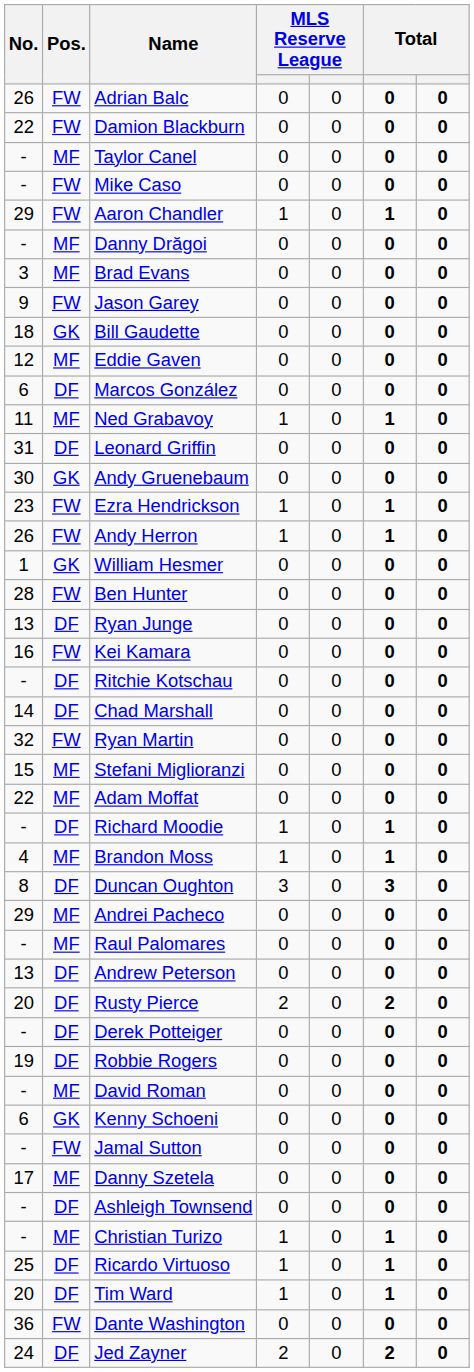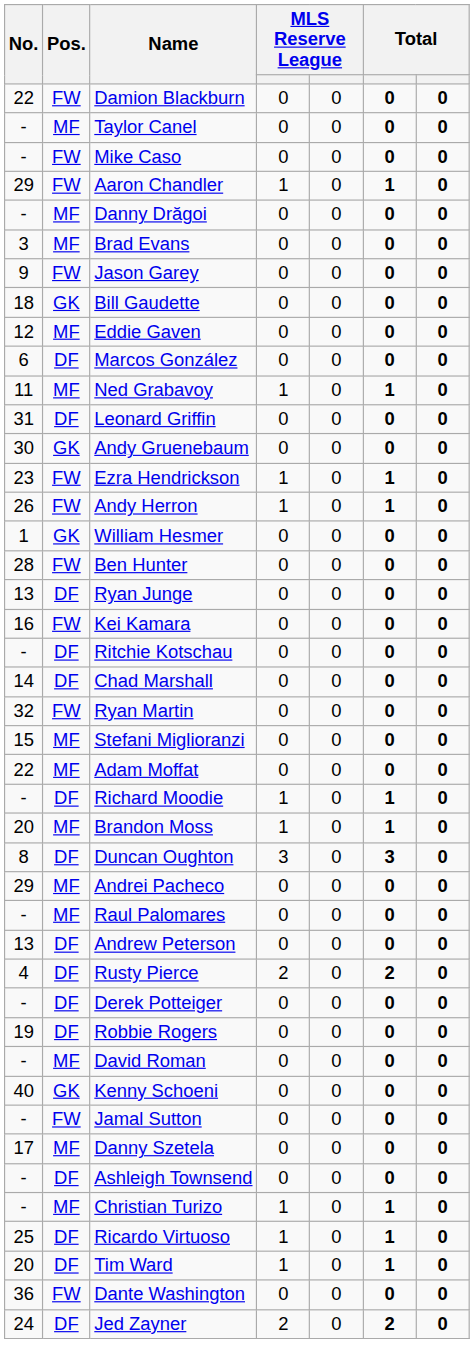- row: (141, 98)
(24, 856) 4 -> (24, 827) 20
(24, 1002) 20 -> (24, 973) 4
(24, 1119) 6 -> (24, 1090) 40
